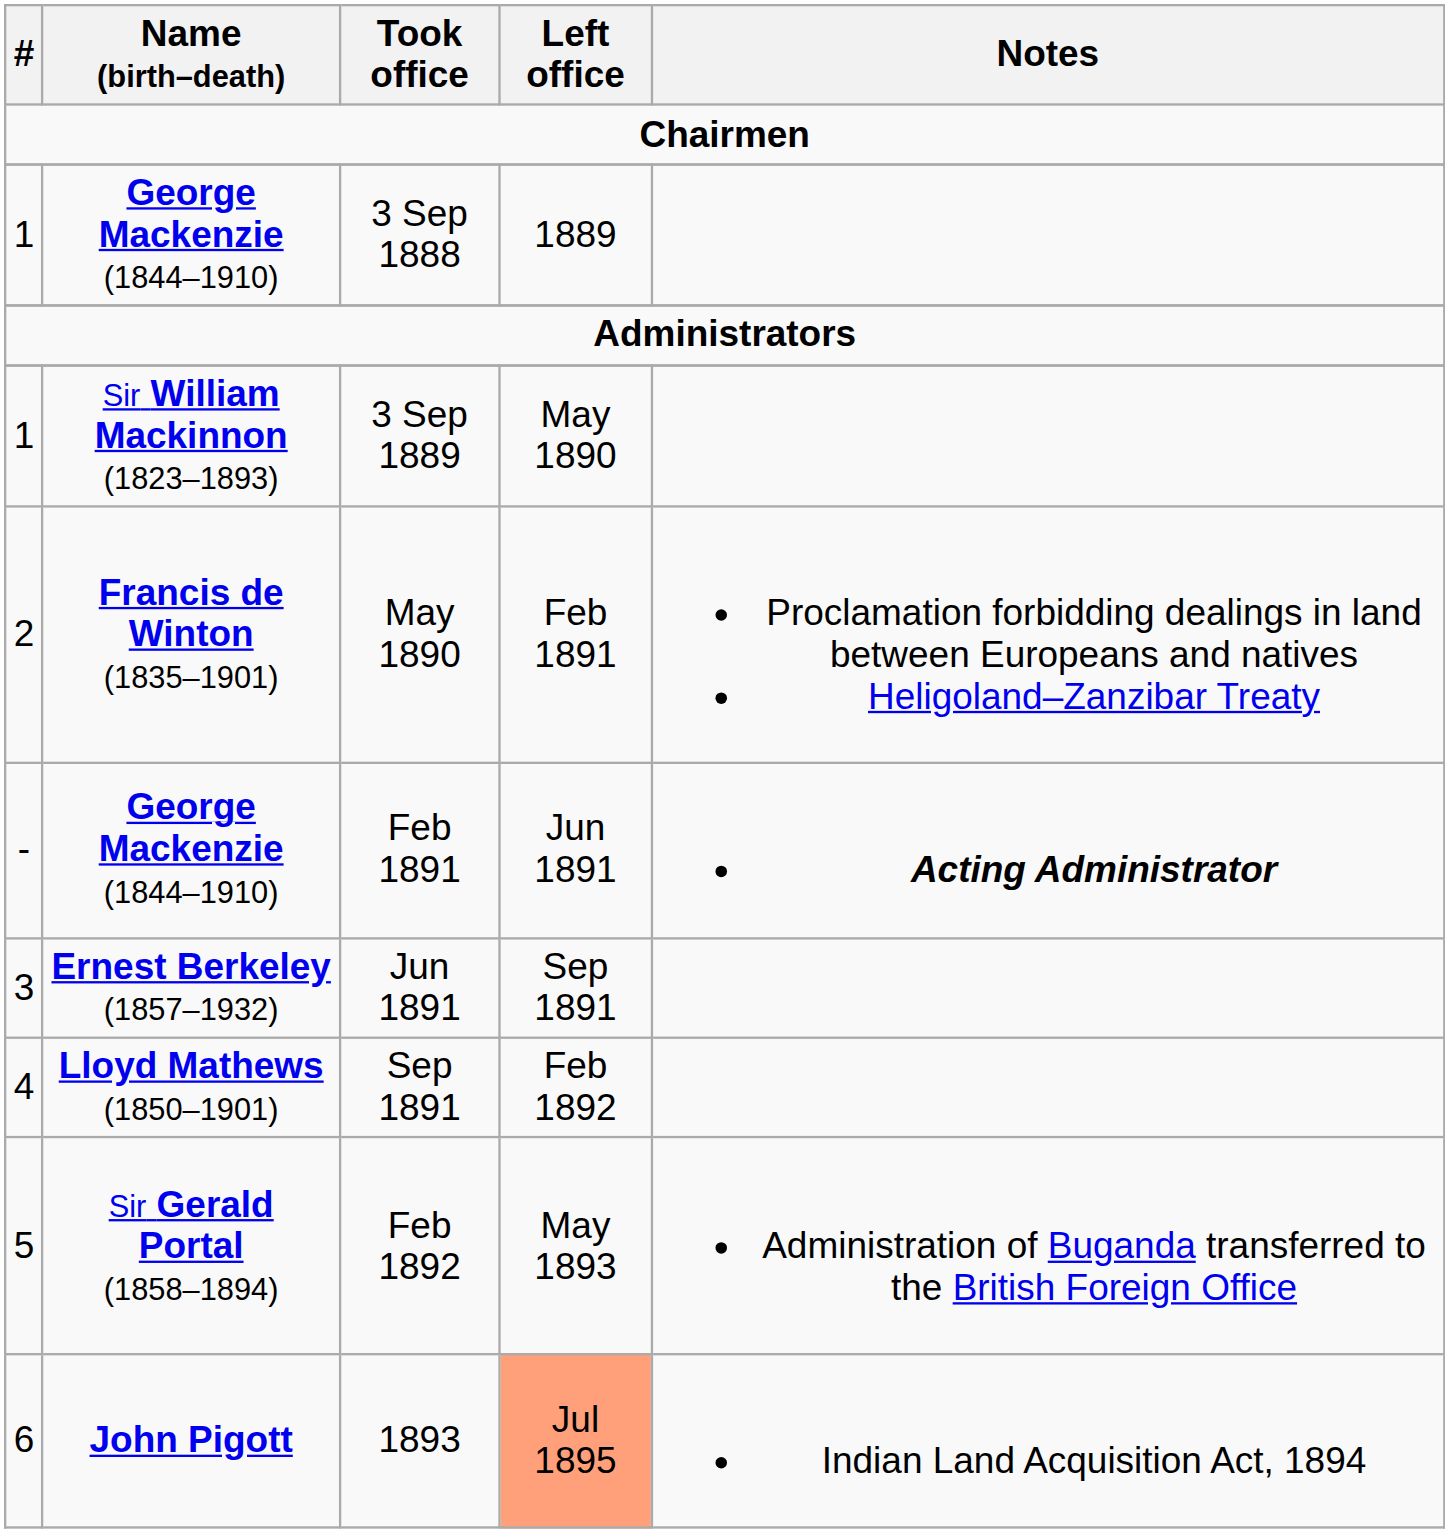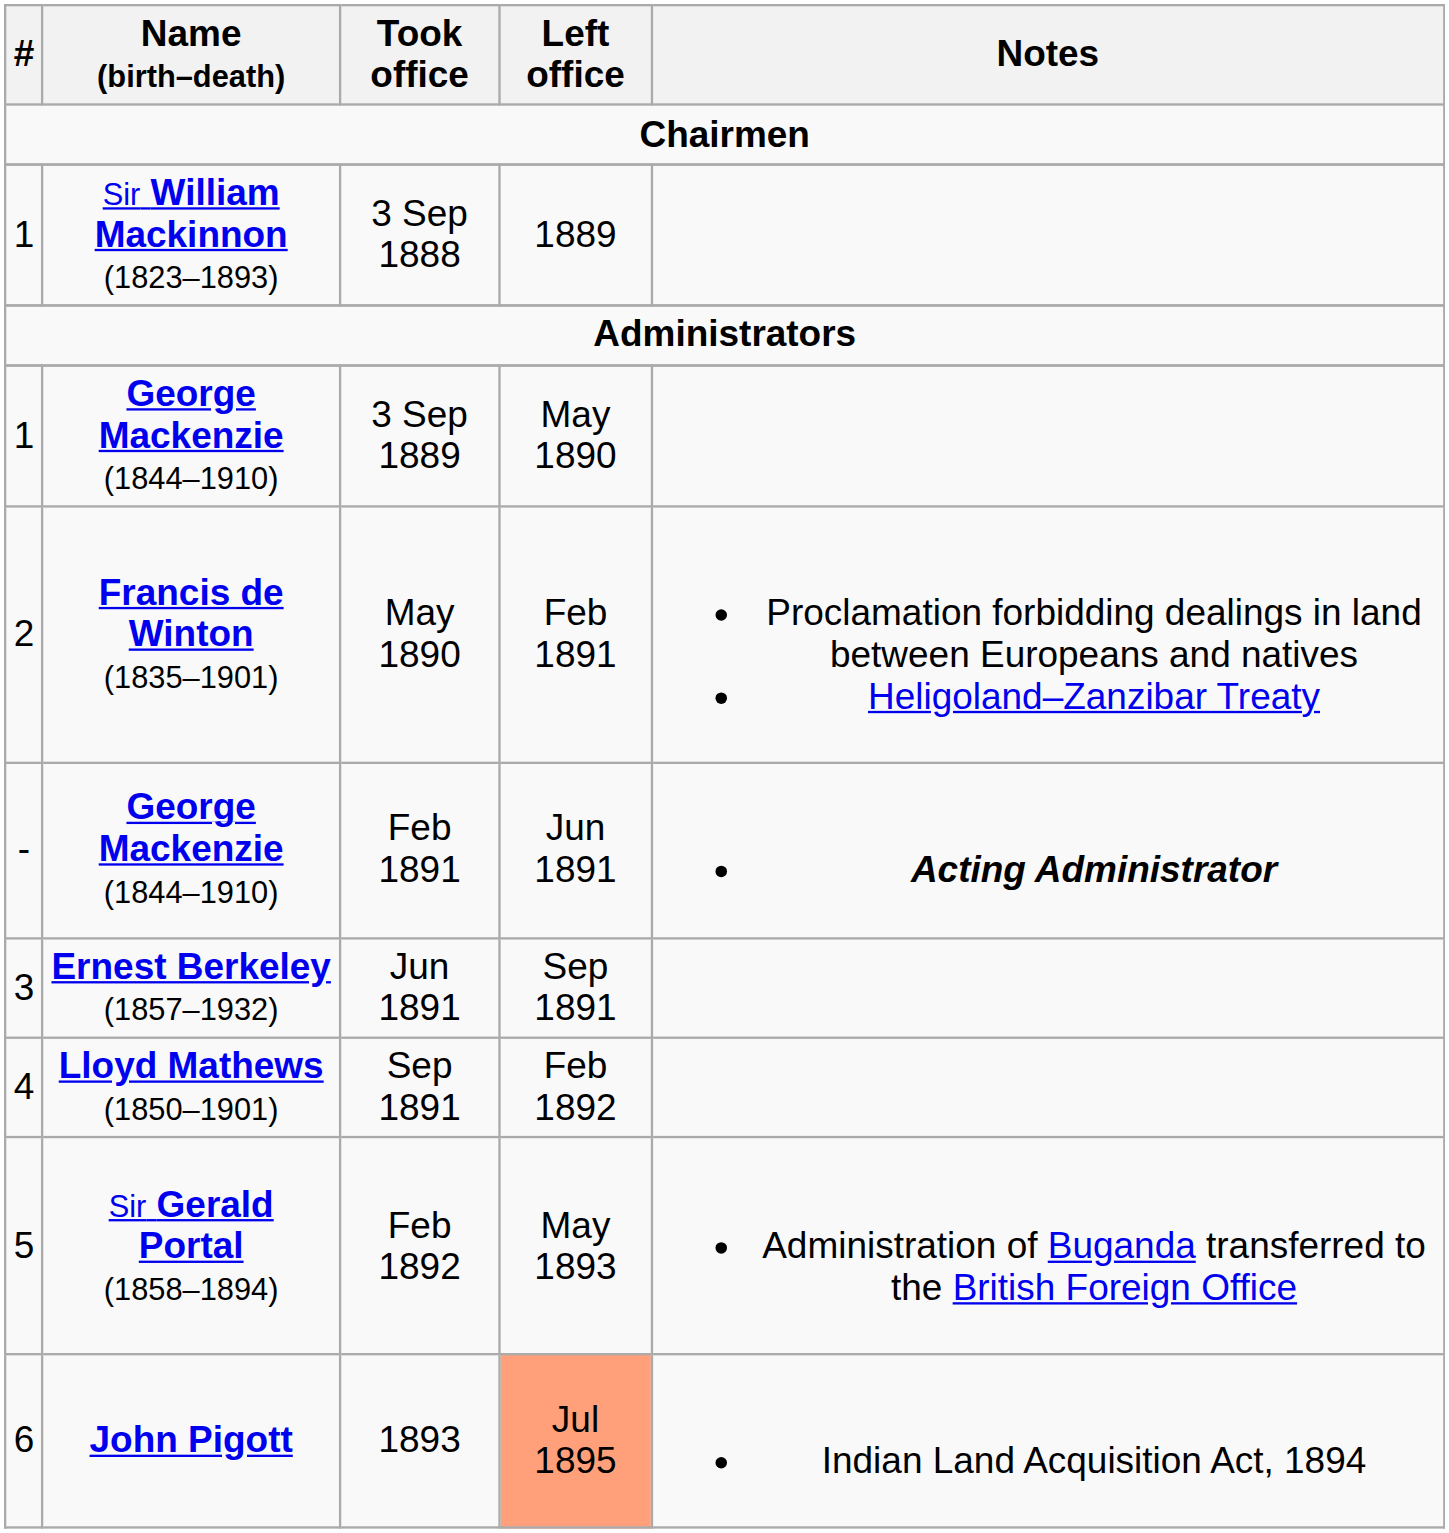(191, 234) George Mackenzie (1844–1910) -> (191, 234) Sir William Mackinnon (1823–1893)
(191, 434) Sir William Mackinnon (1823–1893) -> (191, 434) George Mackenzie (1844–1910)
